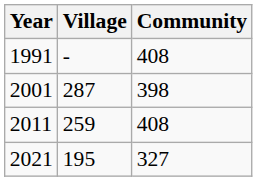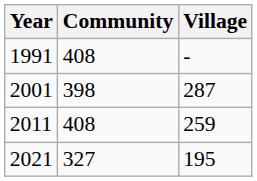columns swapped: (95, 21) <-> (192, 21)
